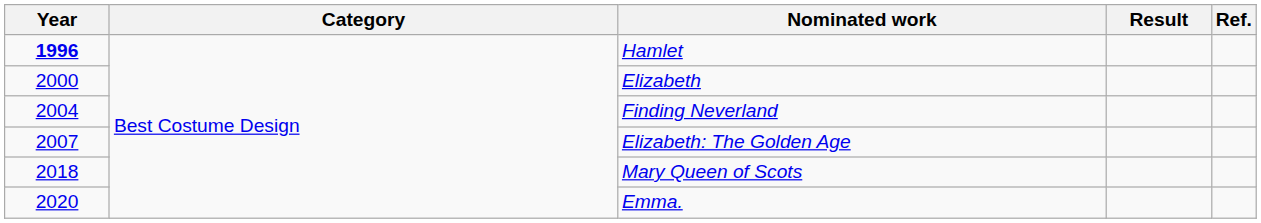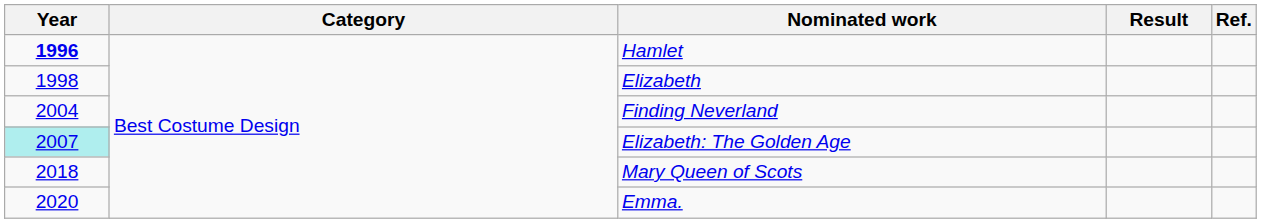(57, 80) 2000 -> (57, 80) 1998
(57, 141) no background -> (57, 141) paleturquoise background
